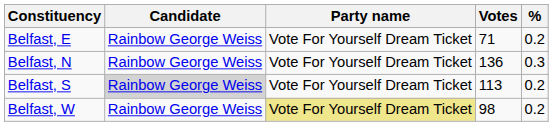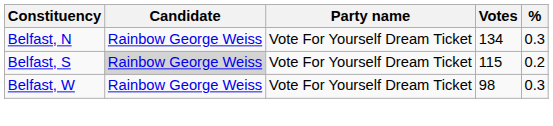- row: (39, 39)
(491, 62) 136 -> (491, 39) 134
(490, 86) 113 -> (490, 62) 115
(370, 109) khaki background -> (370, 86) no background
(535, 109) 0.2 -> (535, 86) 0.3
